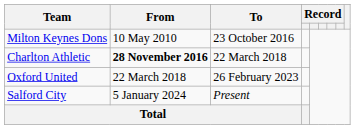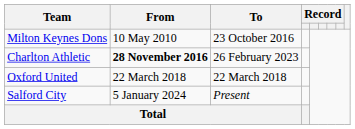(250, 57) 22 March 2018 -> (256, 57) 26 February 2023
(256, 76) 26 February 2023 -> (250, 76) 22 March 2018
